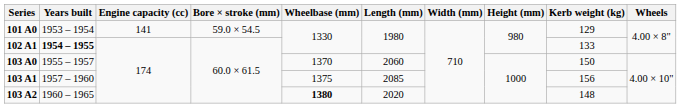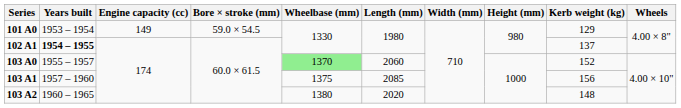(143, 29) 141 -> (143, 29) 149
(587, 45) 133 -> (587, 45) 137
(322, 62) no background -> (322, 62) lightgreen background
(587, 62) 150 -> (587, 62) 152
(322, 95) bold -> (322, 95) normal
